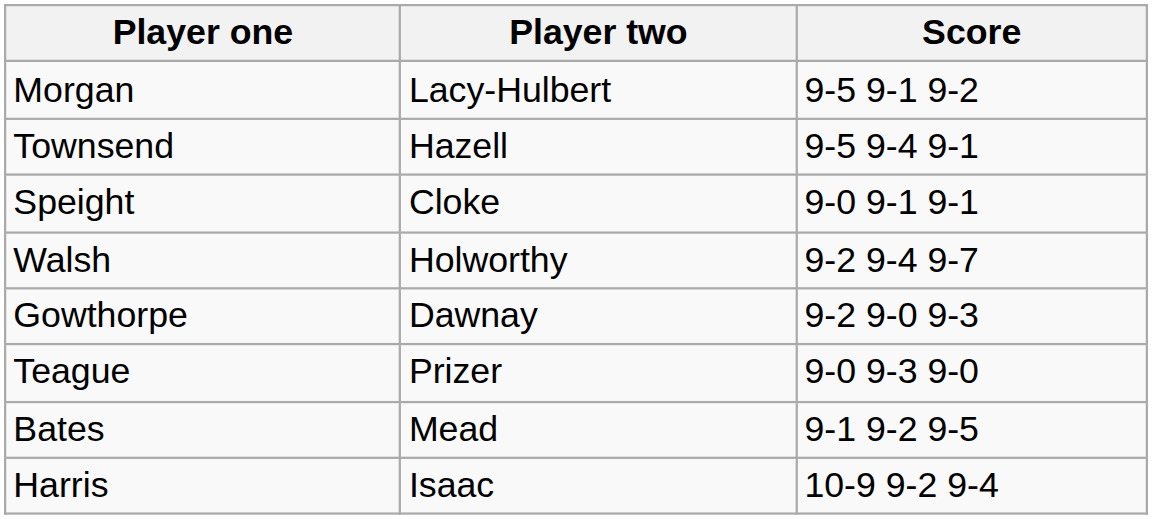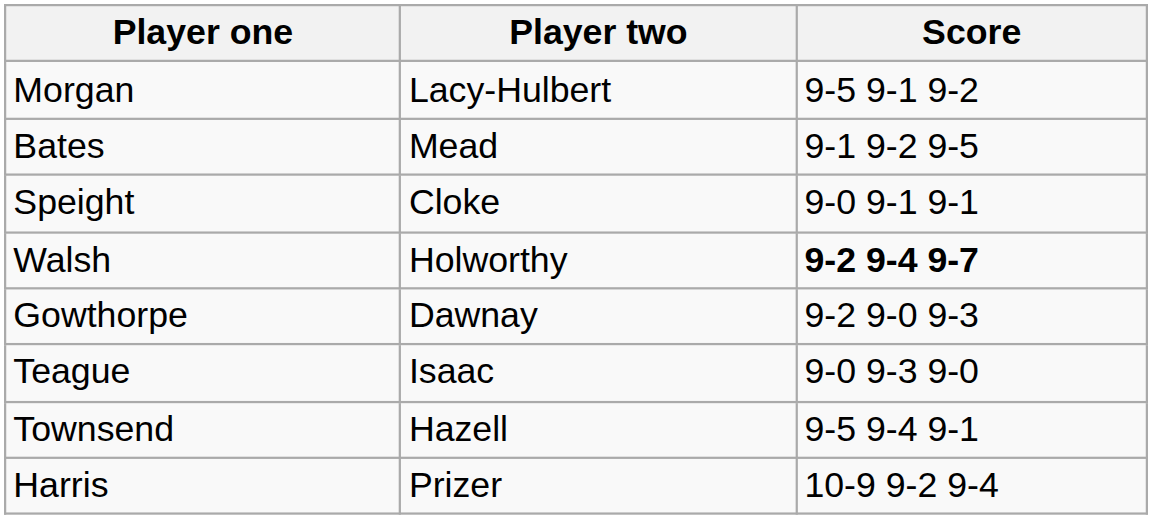rows swapped: (94, 145) <-> (59, 428)
(892, 259) normal -> (892, 259) bold
(455, 372) Prizer -> (452, 372) Isaac
(452, 485) Isaac -> (455, 485) Prizer
